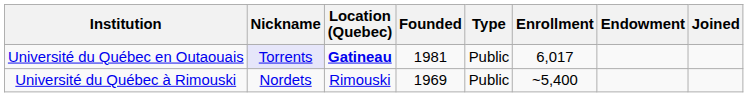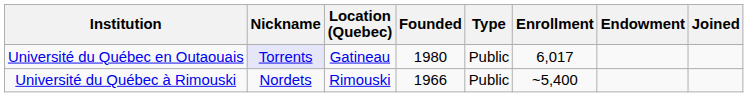(360, 56) bold -> (360, 56) normal
(430, 56) 1981 -> (430, 56) 1980
(430, 80) 1969 -> (430, 80) 1966
